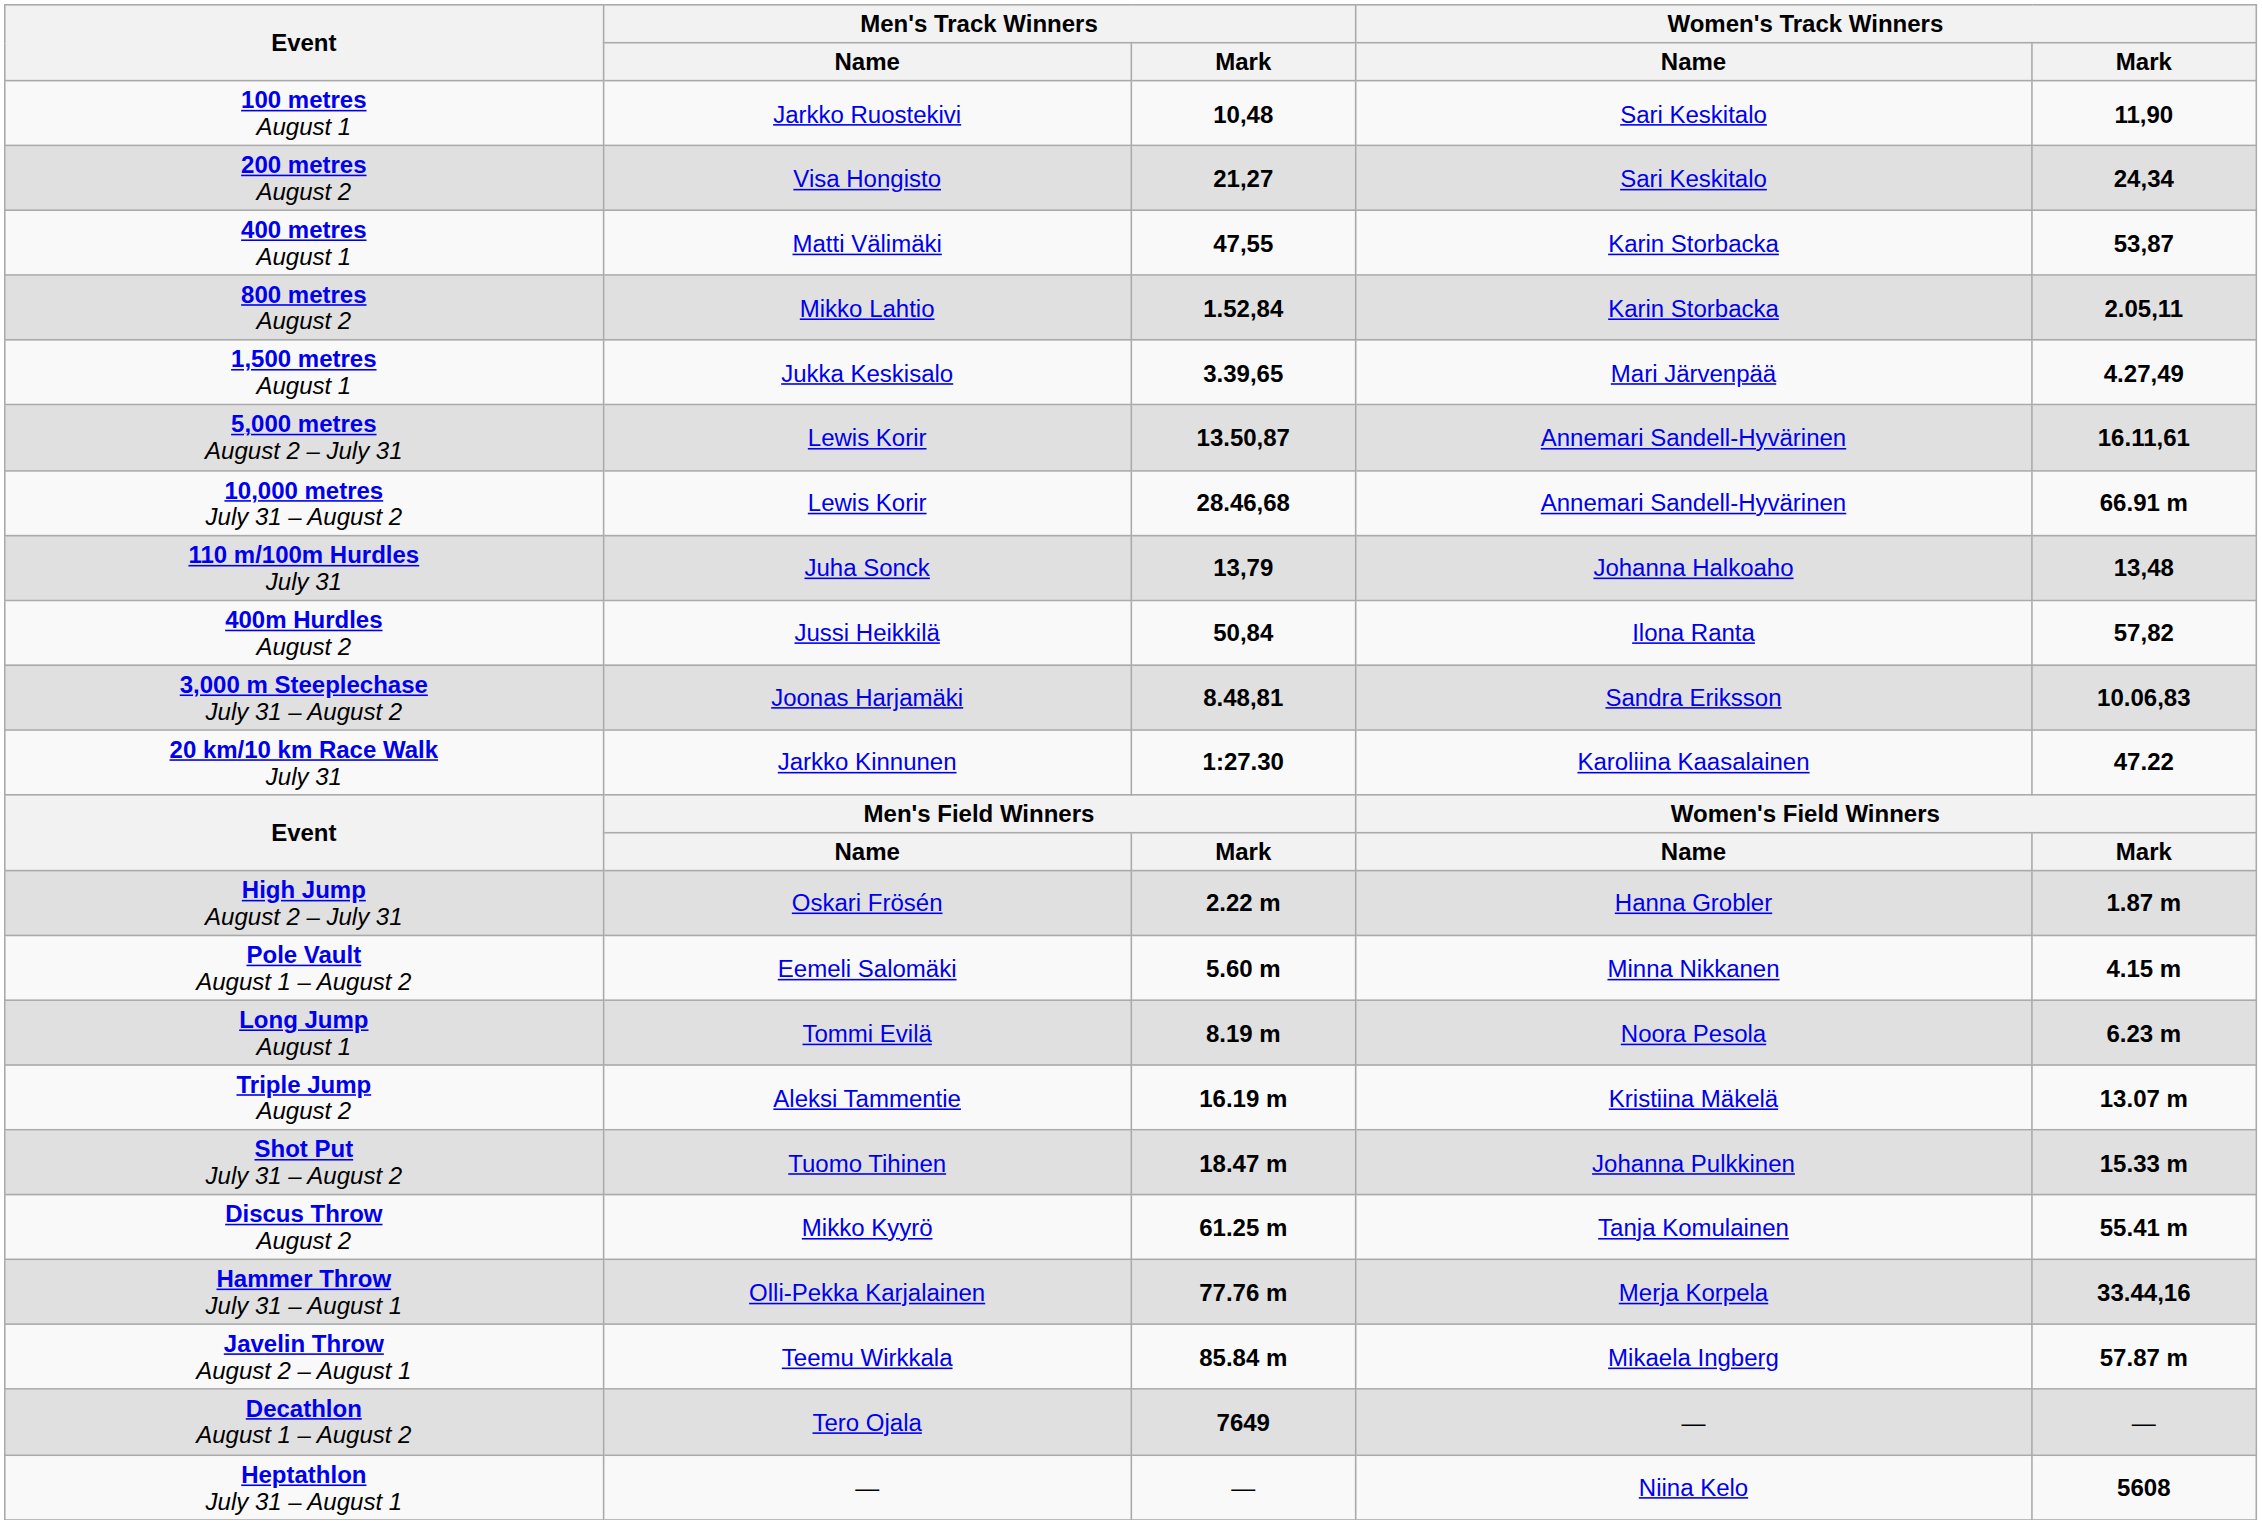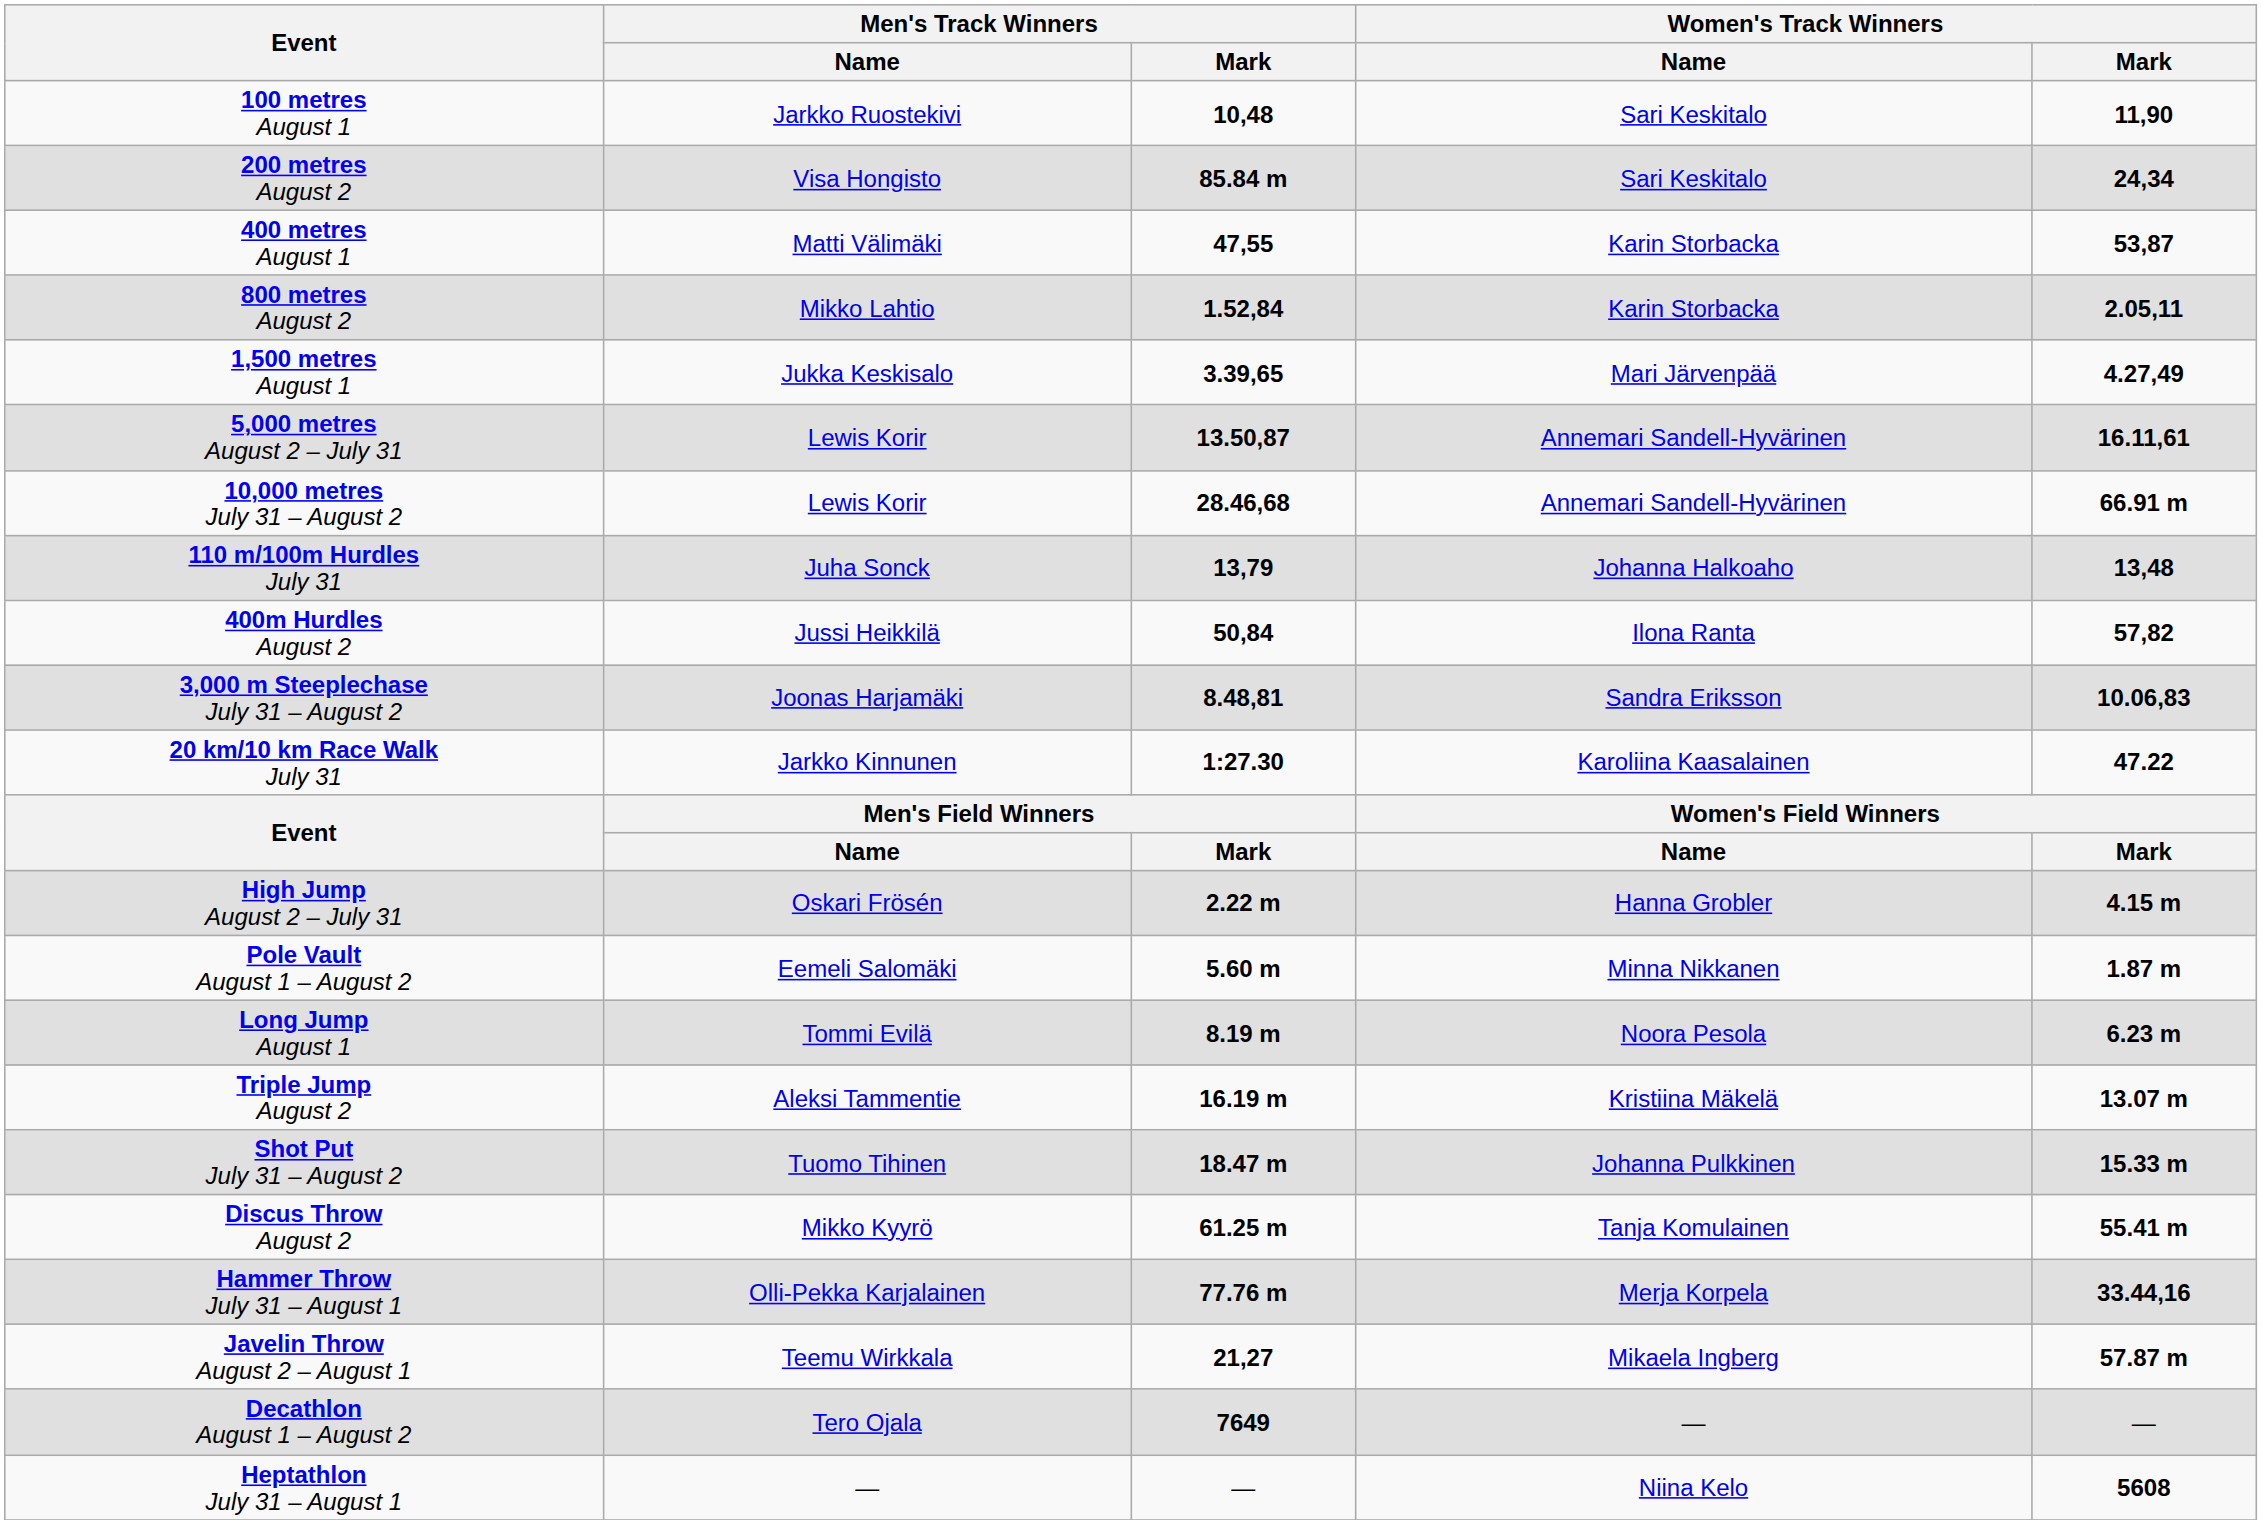(1243, 178) 21,27 -> (1243, 178) 85.84 m
(2144, 903) 1.87 m -> (2144, 903) 4.15 m
(2144, 968) 4.15 m -> (2144, 968) 1.87 m
(1243, 1357) 85.84 m -> (1243, 1357) 21,27
